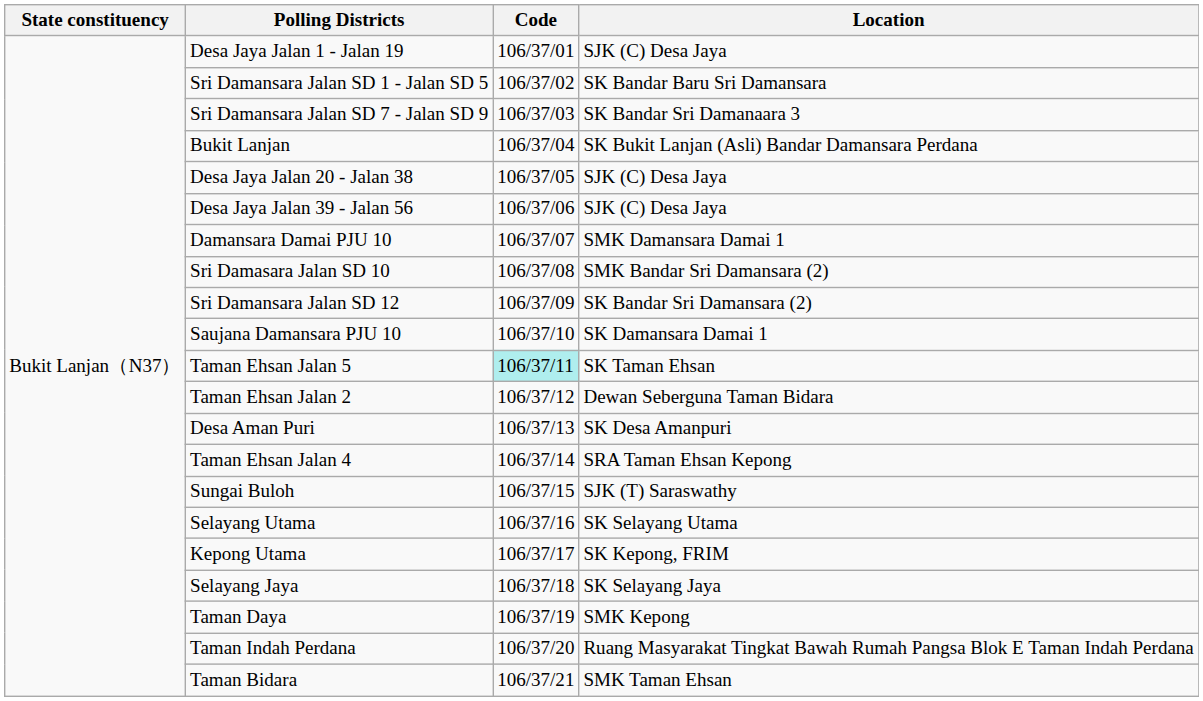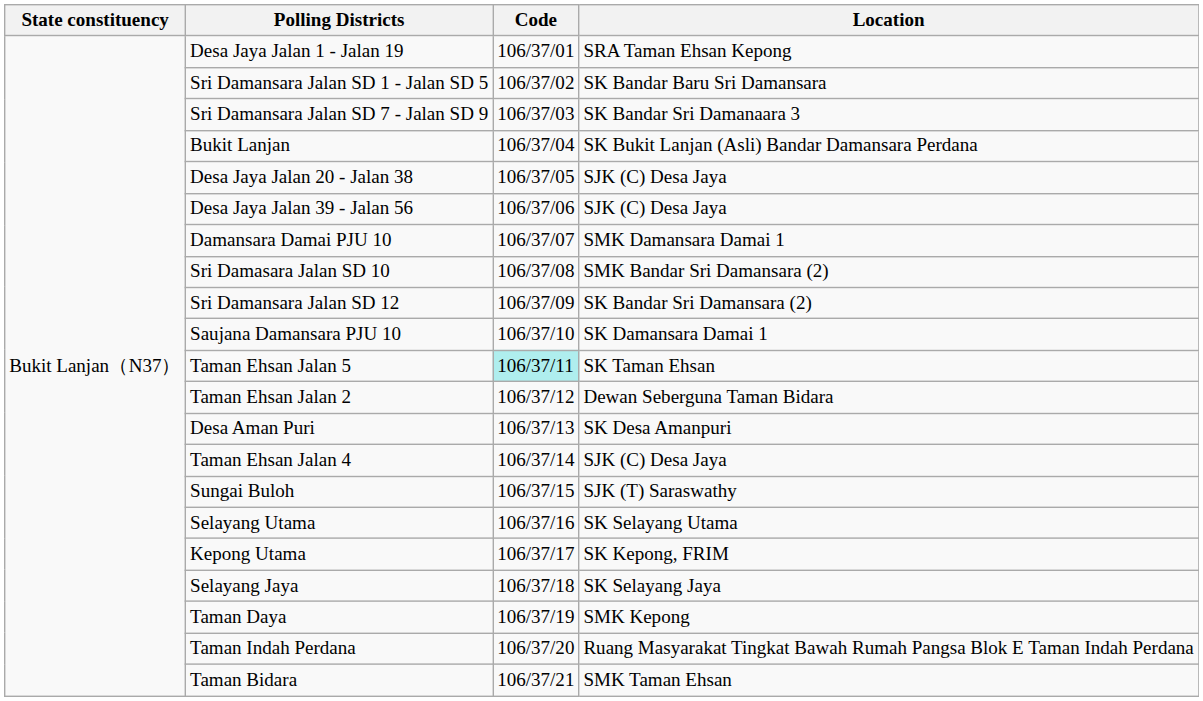(655, 51) SJK (C) Desa Jaya -> (688, 51) SRA Taman Ehsan Kepong
(688, 459) SRA Taman Ehsan Kepong -> (655, 459) SJK (C) Desa Jaya
